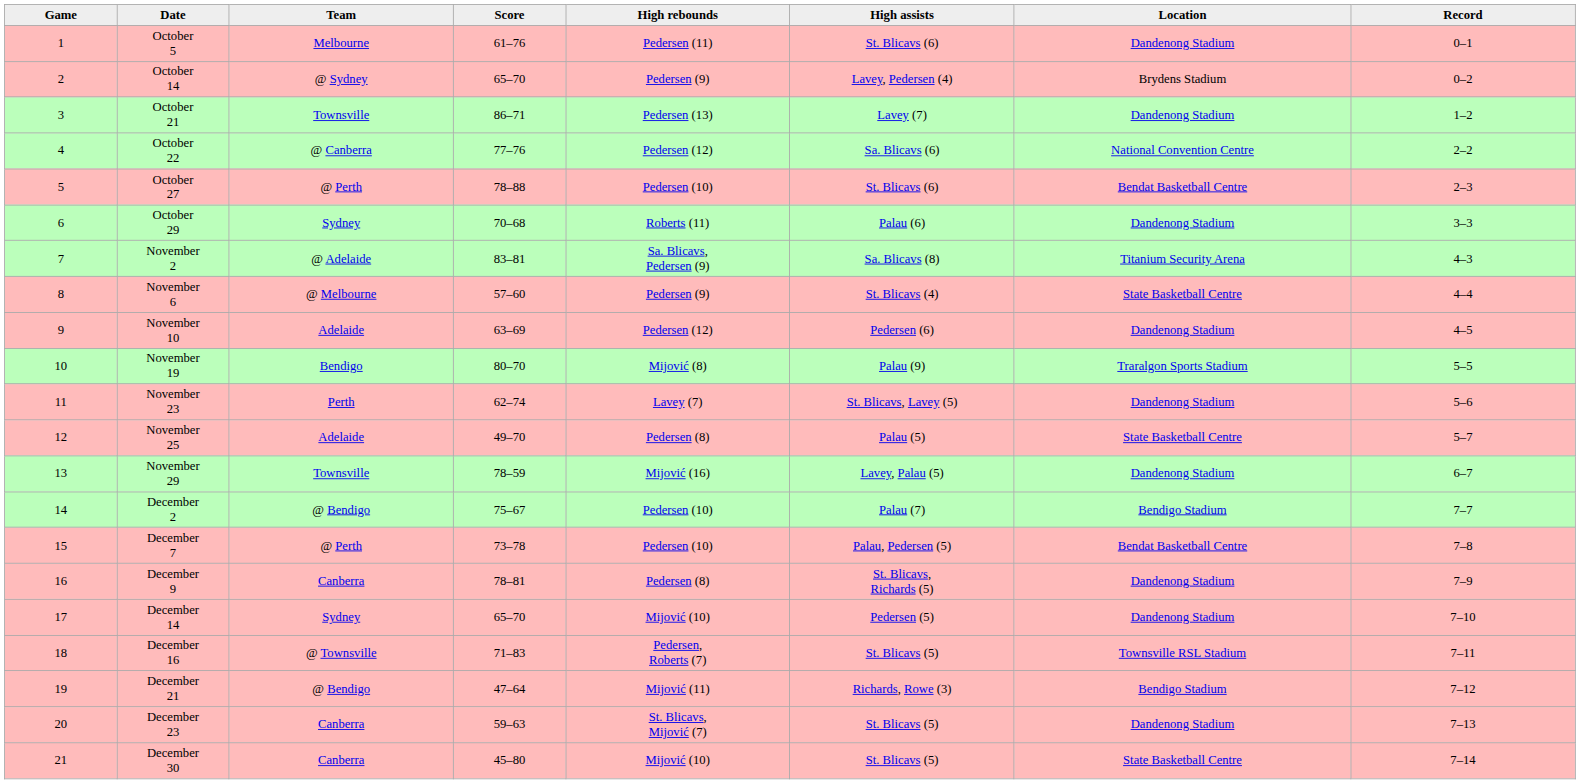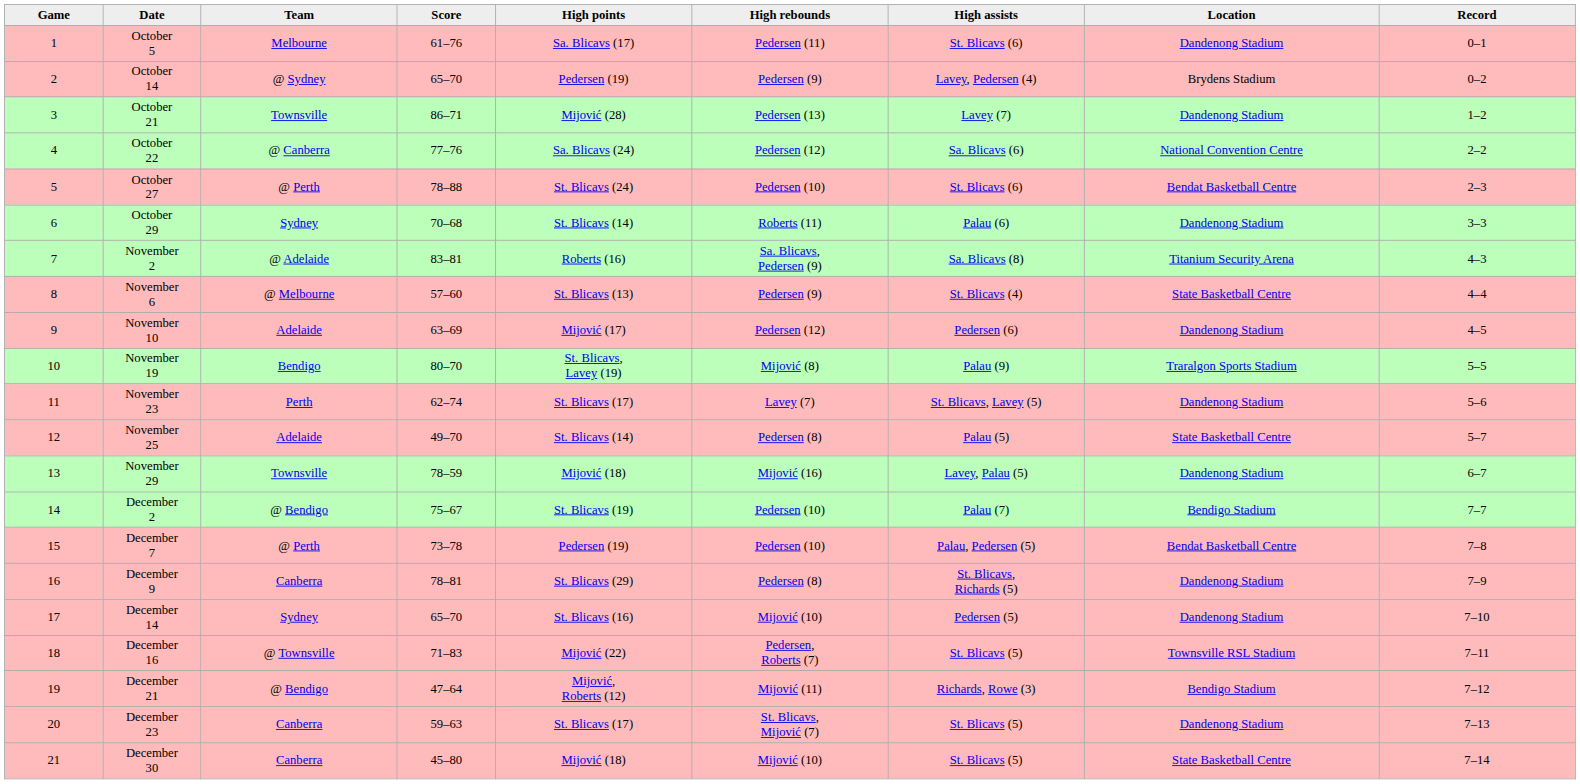+ column: (594, 15)
